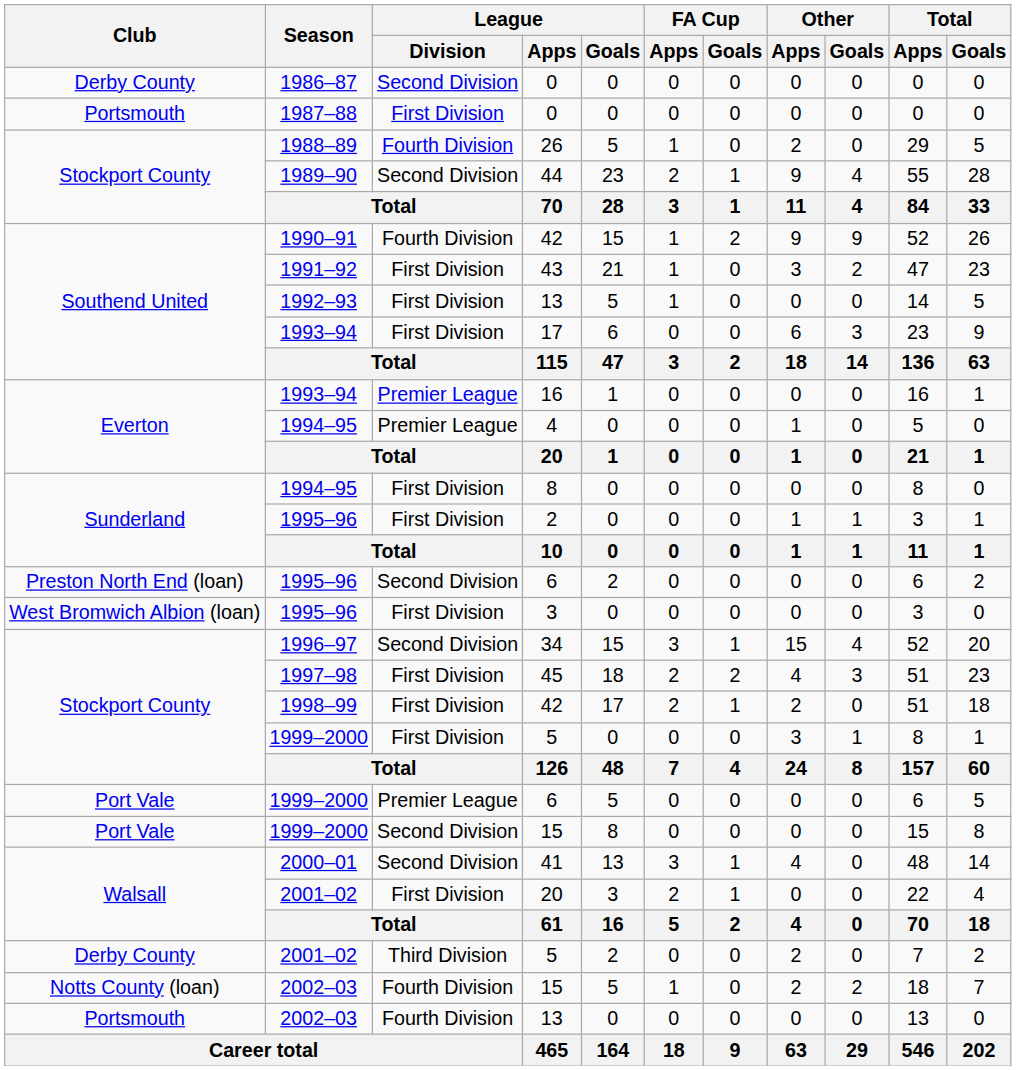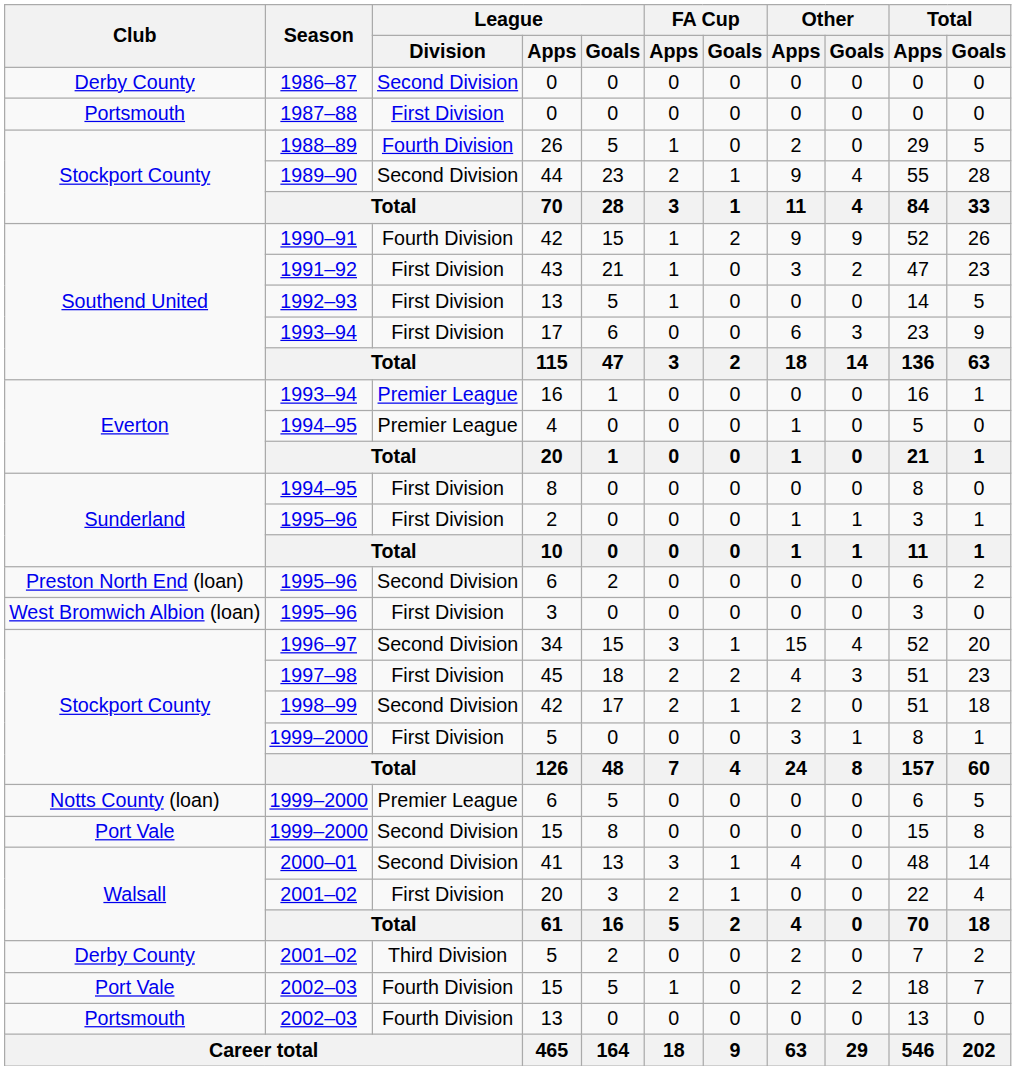(448, 706) First Division -> (448, 706) Second Division
(135, 800) Port Vale -> (135, 800) Notts County (loan)
(135, 987) Notts County (loan) -> (135, 987) Port Vale
